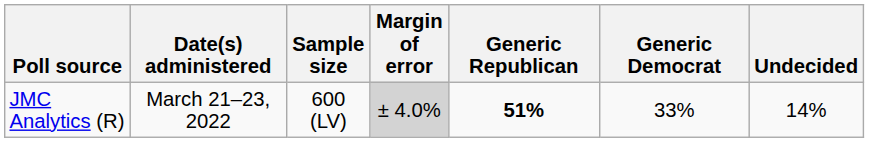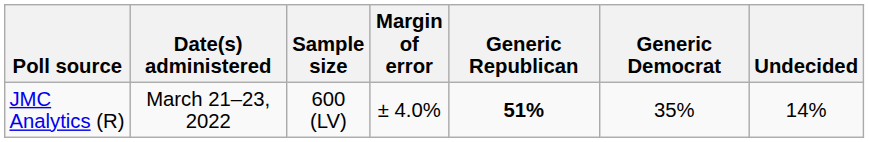(409, 110) lightgrey background -> (409, 110) no background
(674, 110) 33% -> (674, 110) 35%
